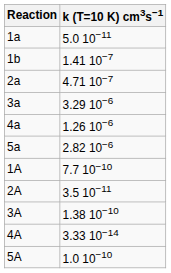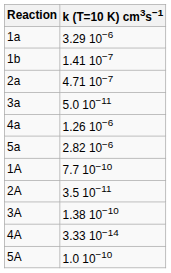(87, 37) 5.0 10−11 -> (88, 37) 3.29 10−6
(88, 103) 3.29 10−6 -> (87, 103) 5.0 10−11
